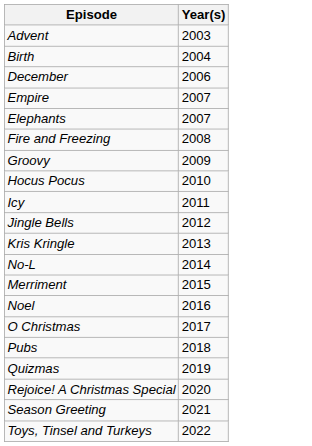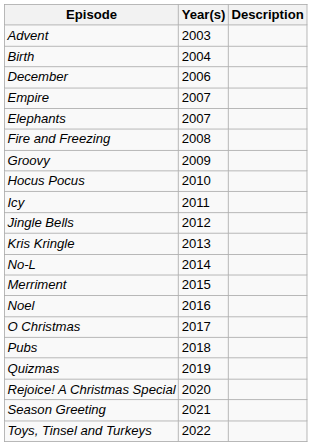+ column: (268, 14)
